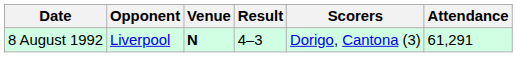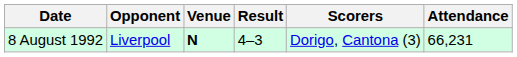(450, 39) 61,291 -> (450, 39) 66,231
